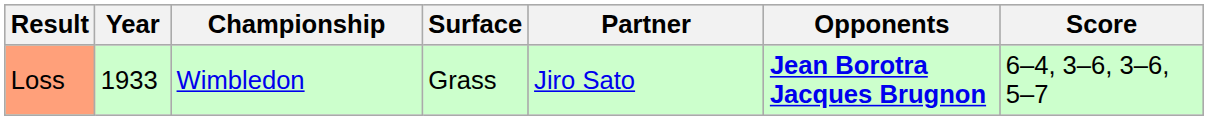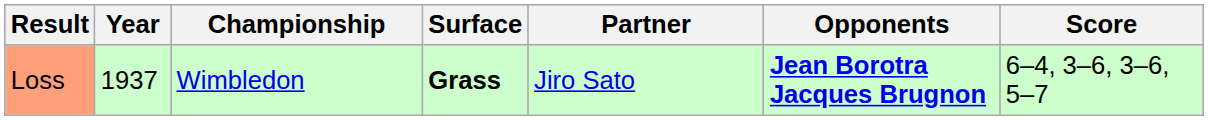(129, 79) 1933 -> (129, 79) 1937
(462, 79) normal -> (465, 79) bold
